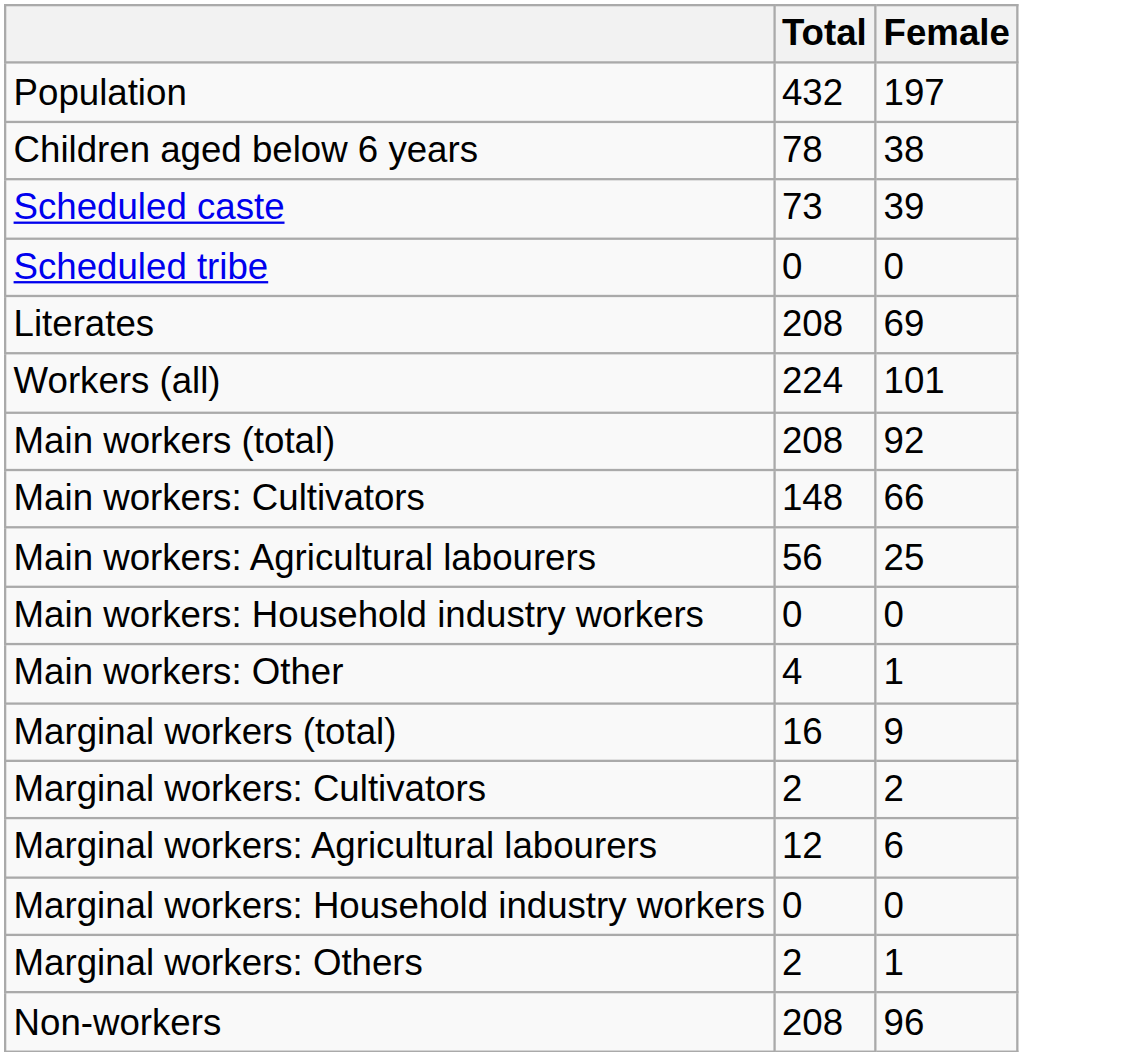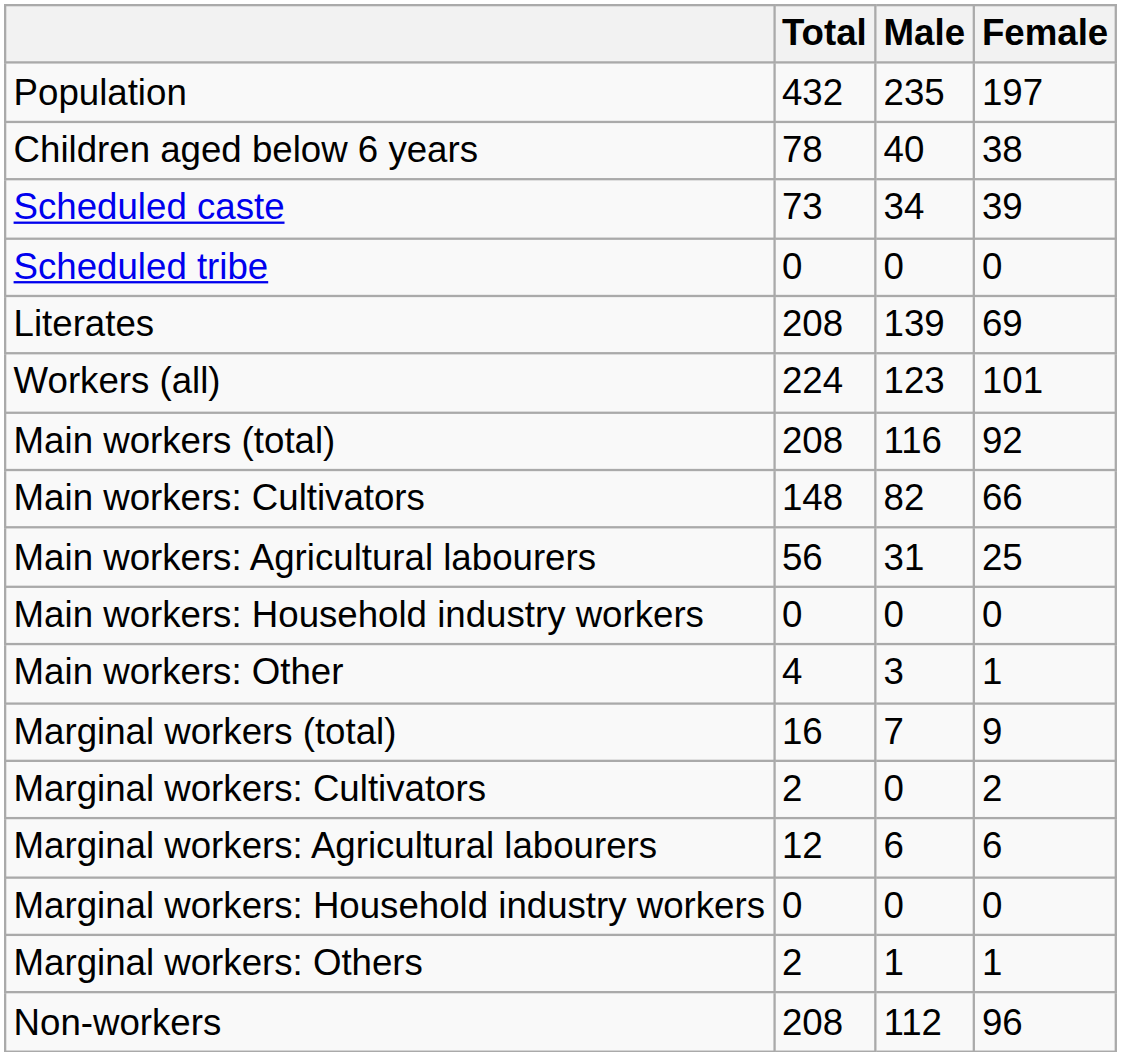+ column: (924, 33)
